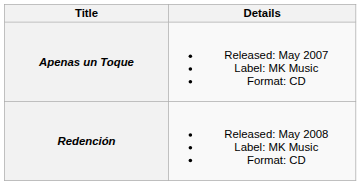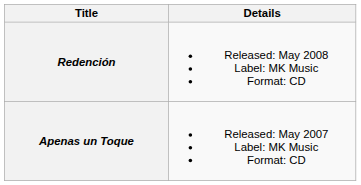rows swapped: (86, 62) <-> (86, 141)
